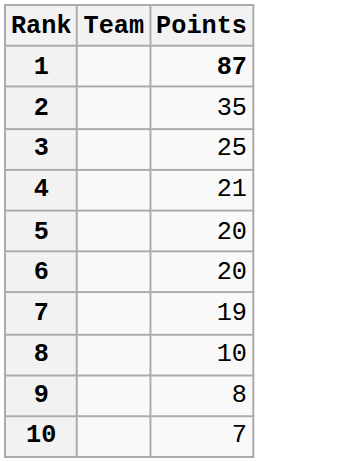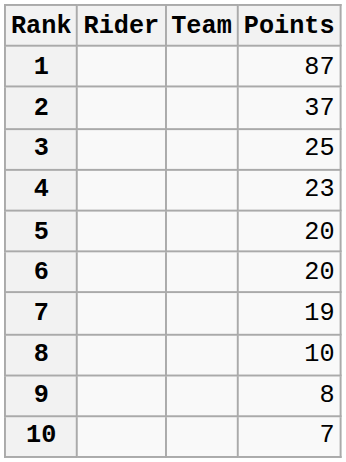+ column: (121, 26)
(232, 67) bold -> (319, 67) normal
(232, 108) 35 -> (319, 108) 37
(232, 190) 21 -> (319, 190) 23
